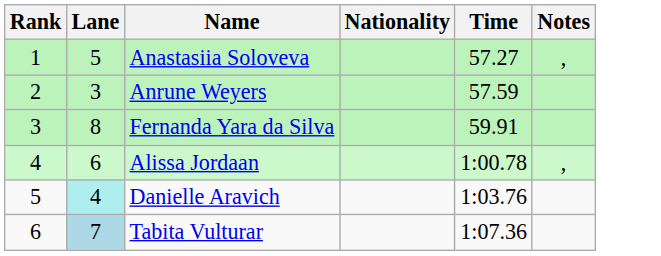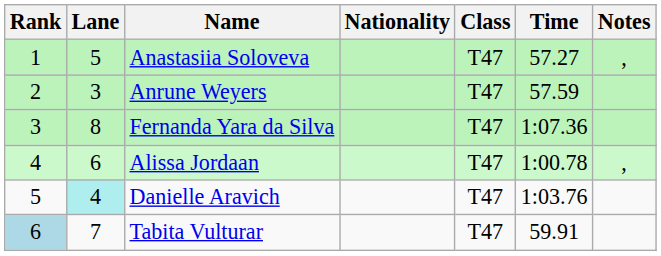+ column: (485, 22)
(494, 127) 59.91 -> (554, 127) 1:07.36
(36, 232) no background -> (36, 232) lightblue background
(95, 232) lightblue background -> (95, 232) no background
(494, 232) 1:07.36 -> (554, 232) 59.91
